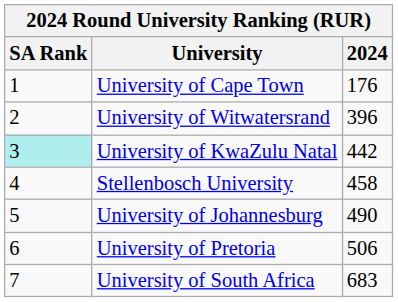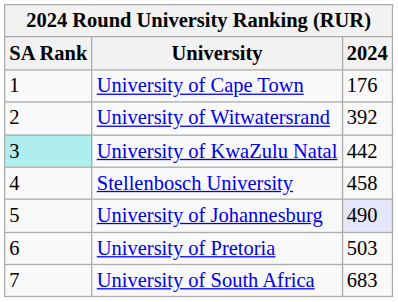(362, 118) 396 -> (362, 118) 392
(362, 215) no background -> (362, 215) lavender background
(362, 248) 506 -> (362, 248) 503
